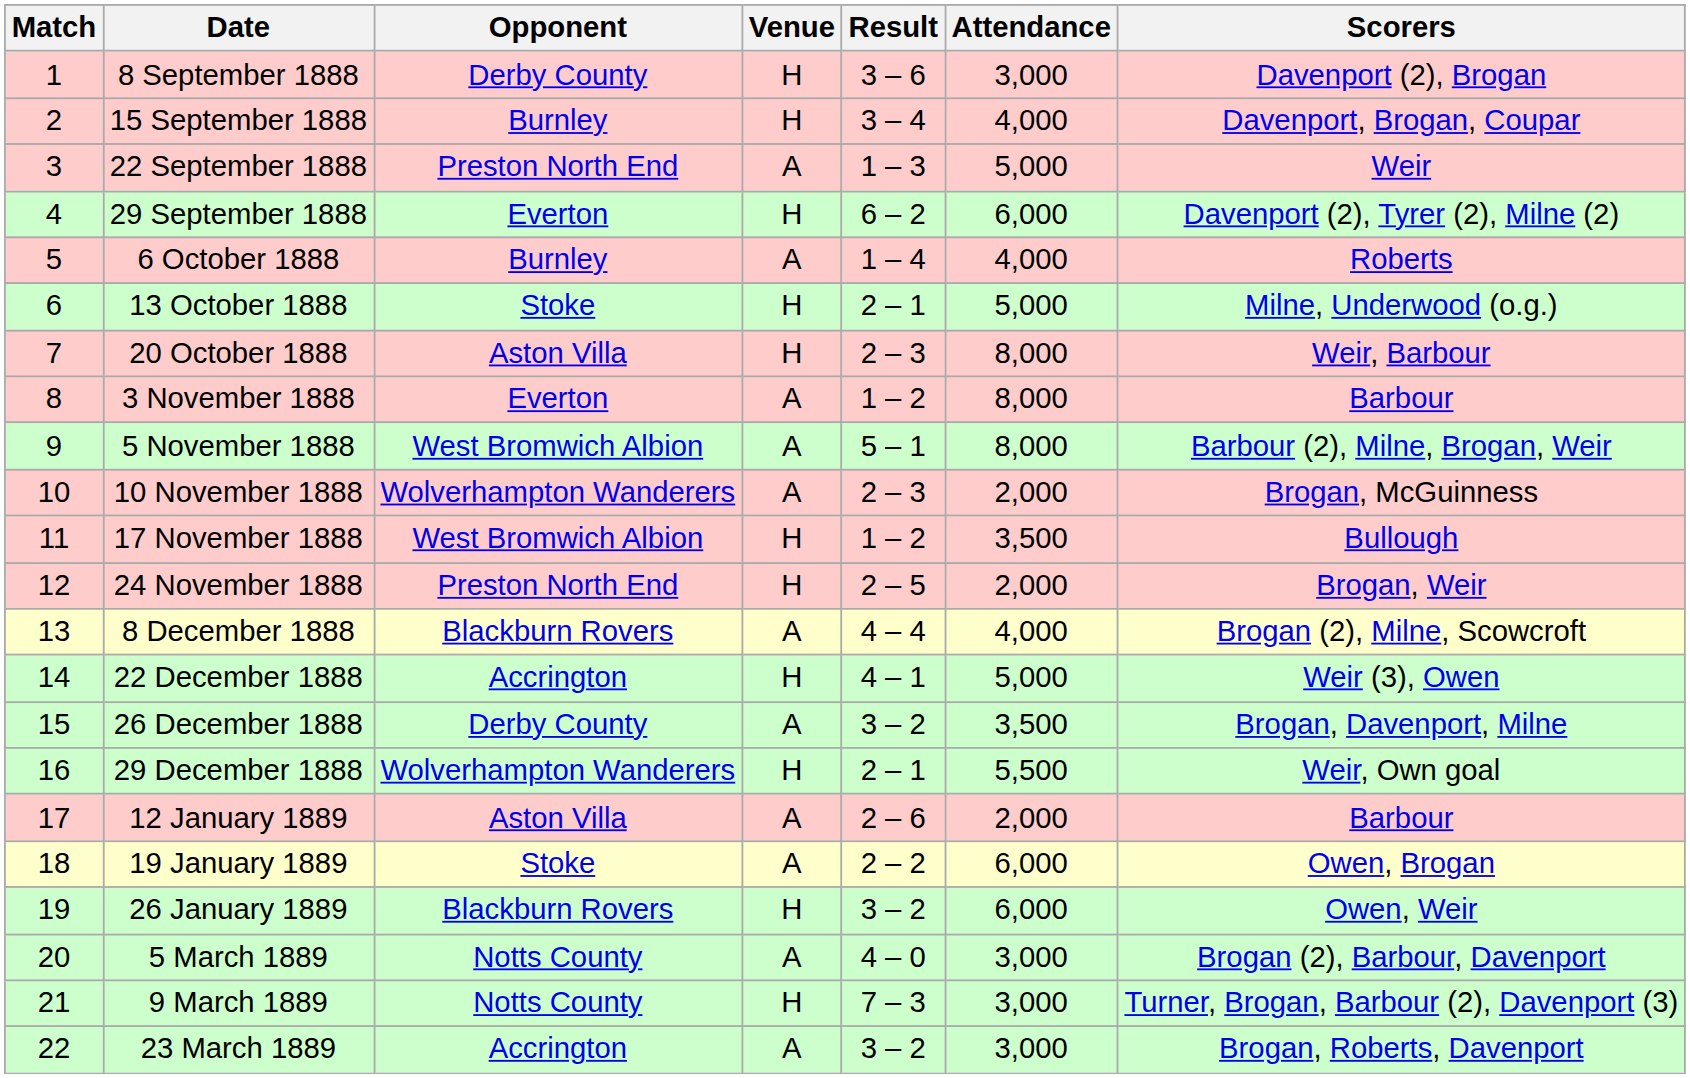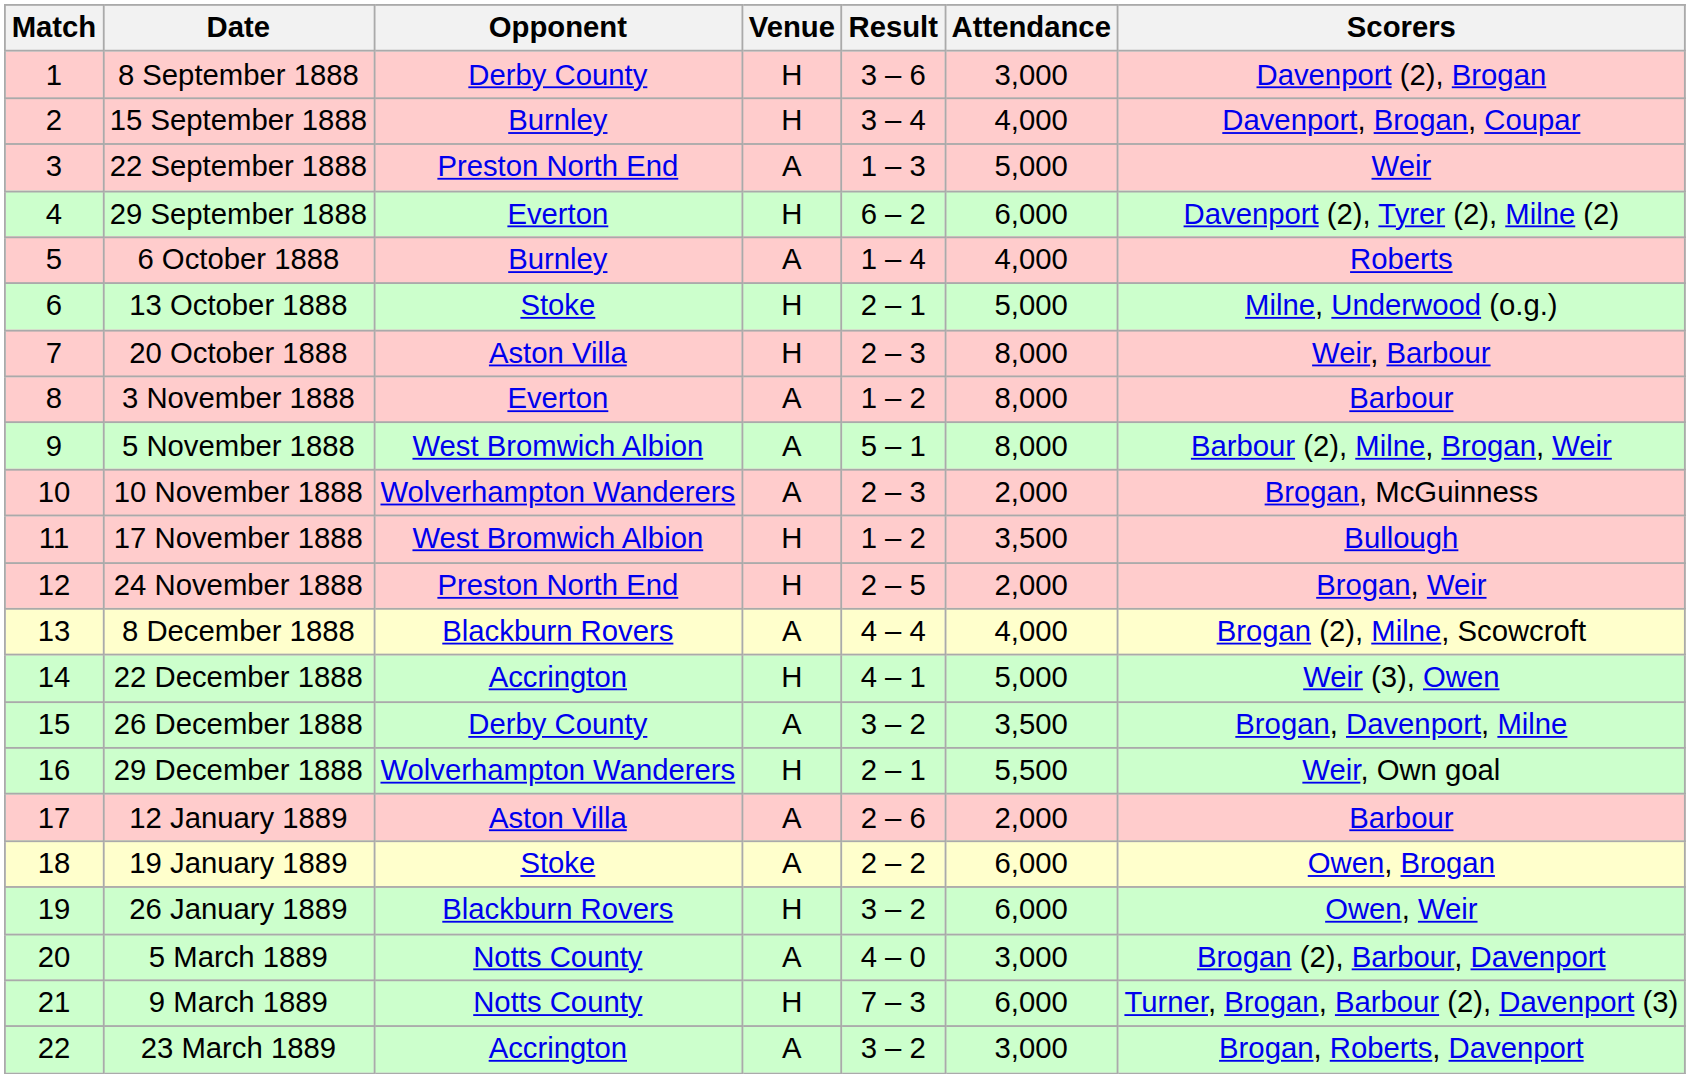(1031, 1002) 3,000 -> (1031, 1002) 6,000
